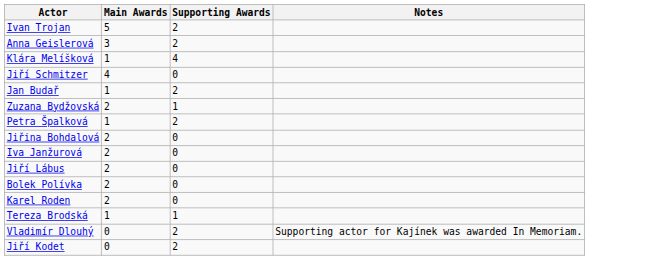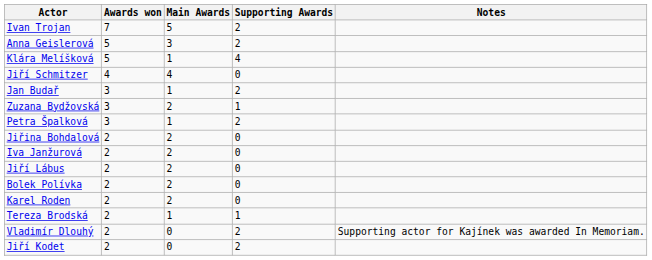+ column: (133, 12)
